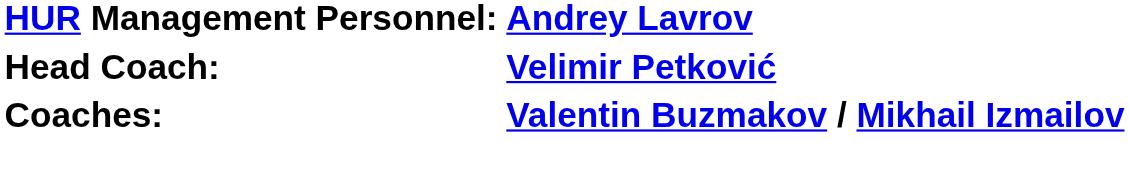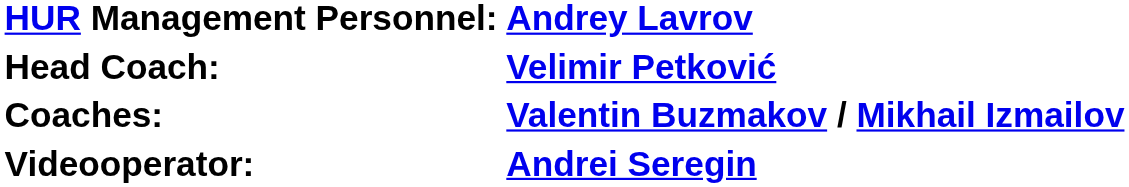+ row: (129, 164)
